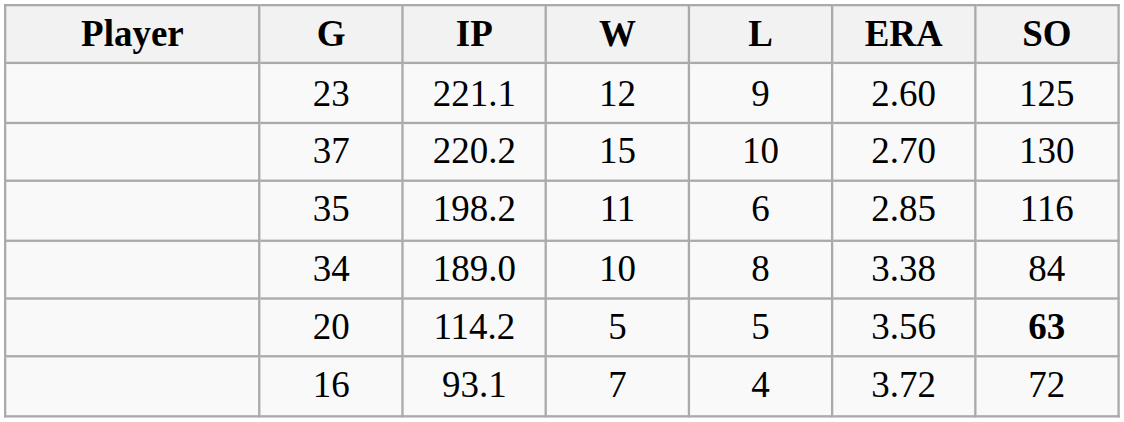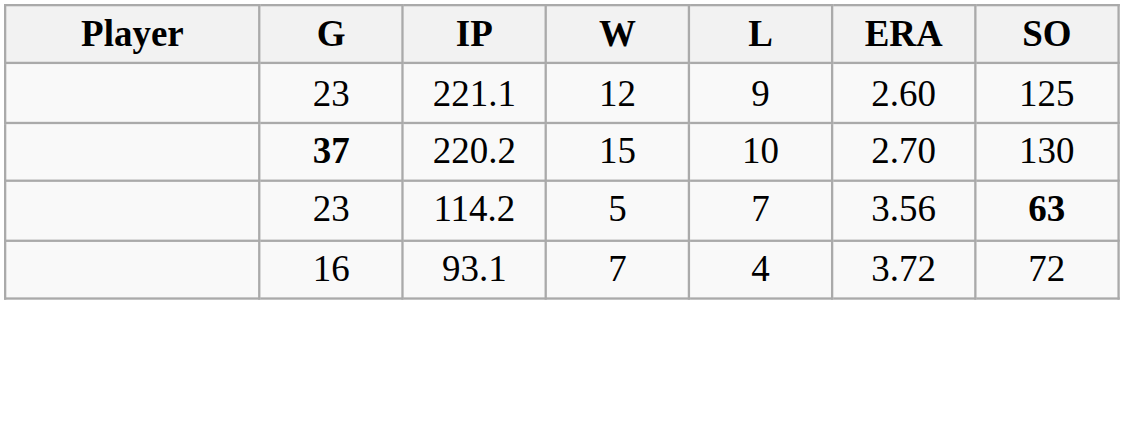(331, 151) normal -> (331, 151) bold
- row: (474, 209)
- row: (474, 268)
(331, 326) 20 -> (331, 209) 23
(761, 326) 5 -> (761, 209) 7
